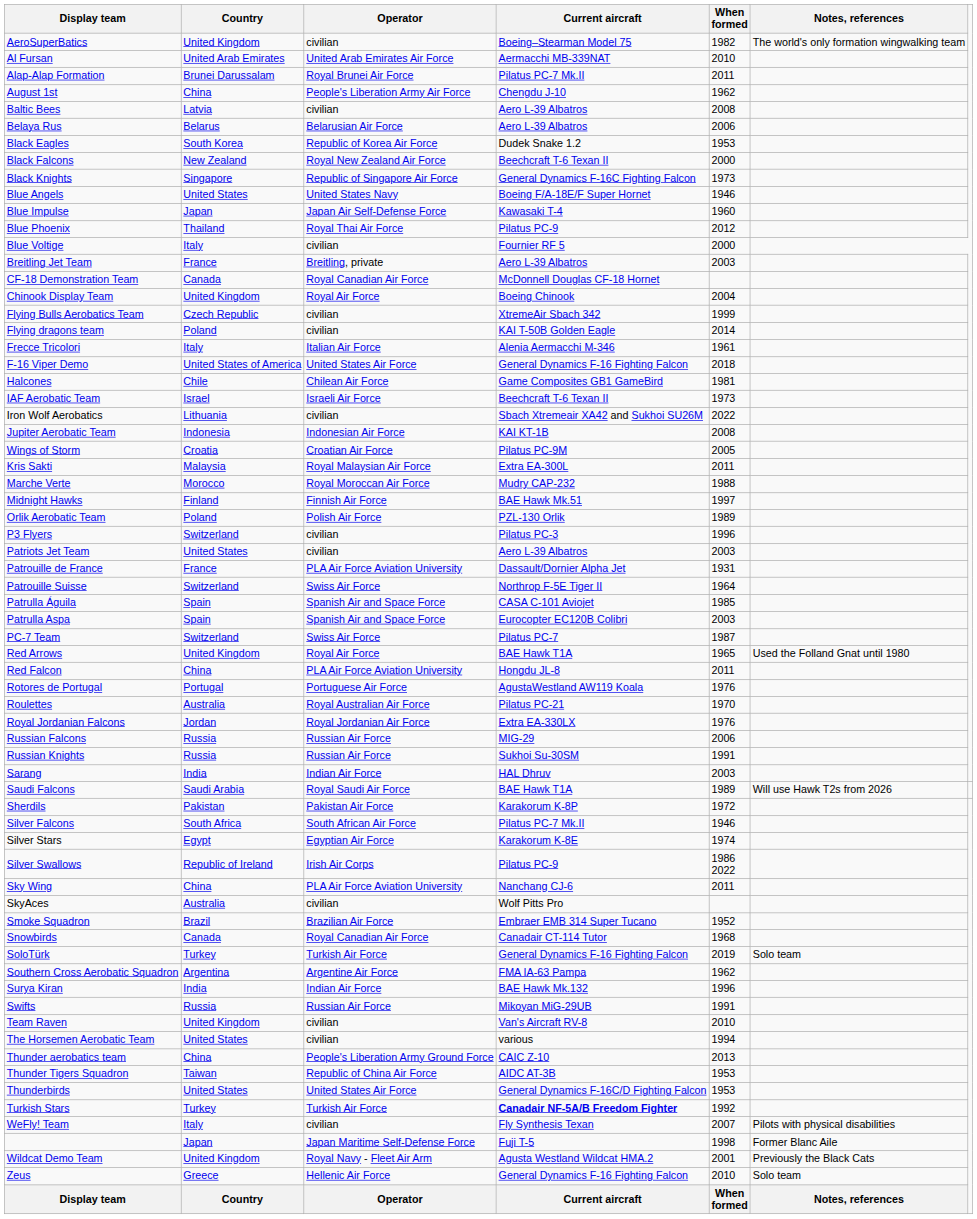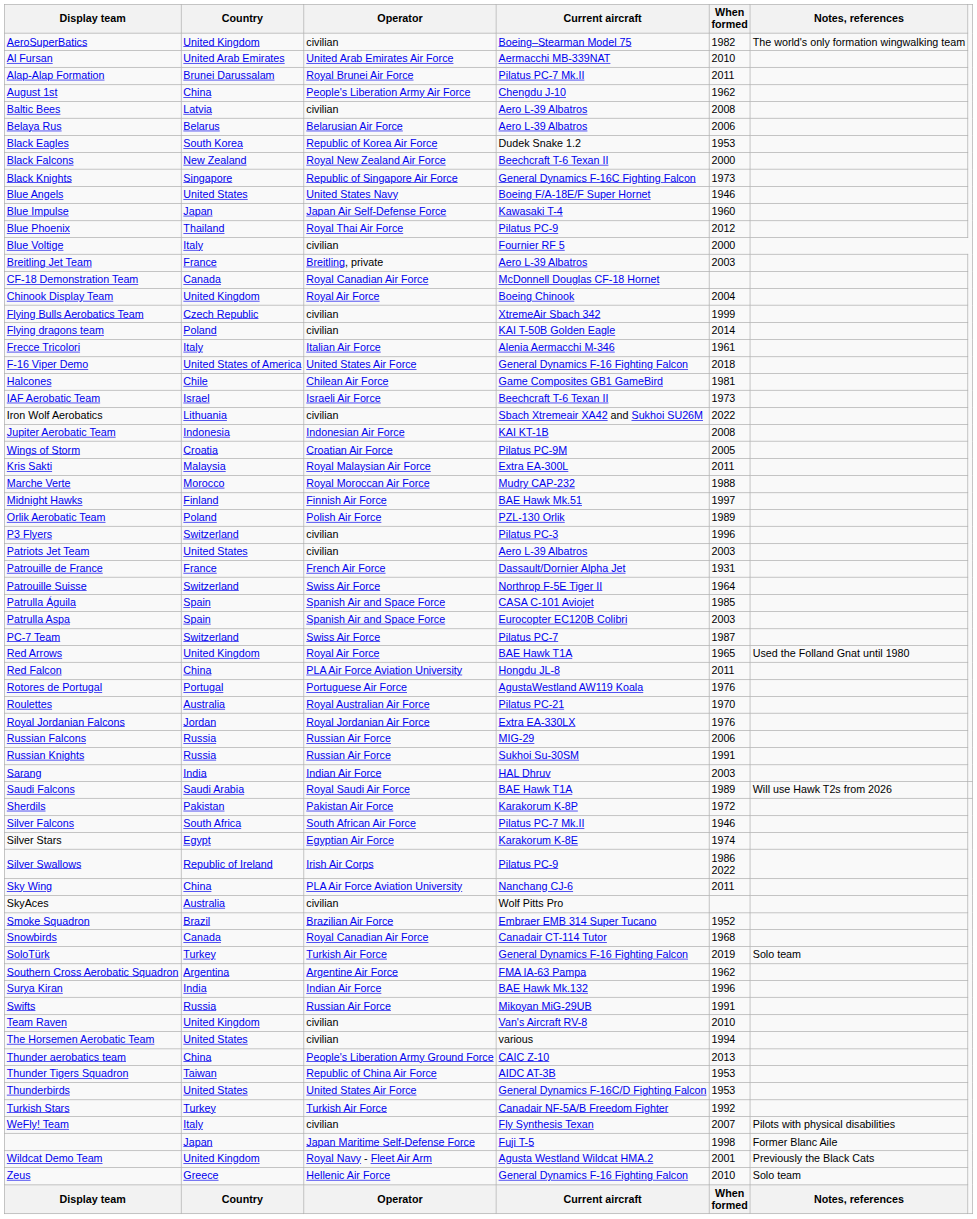(384, 569) PLA Air Force Aviation University -> (346, 569) French Air Force
(588, 1108) bold -> (583, 1108) normal
